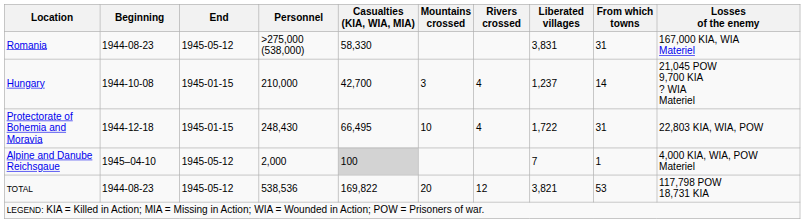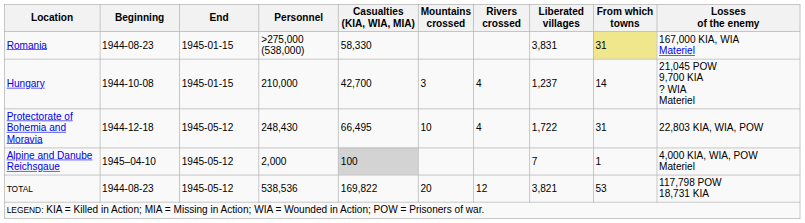(207, 45) 1945-05-12 -> (207, 45) 1945-01-15
(601, 45) no background -> (601, 45) khaki background
(207, 128) 1945-01-15 -> (207, 128) 1945-05-12
